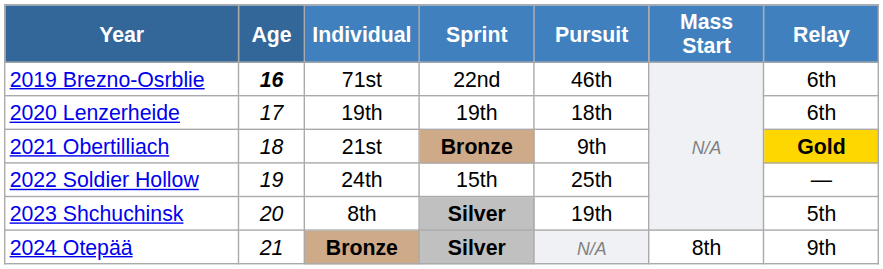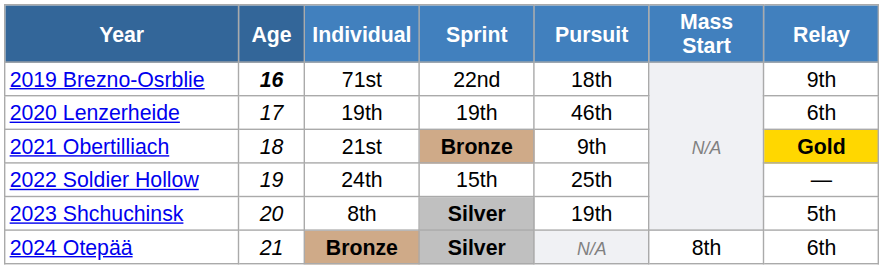(592, 79) 46th -> (592, 79) 18th
(821, 79) 6th -> (821, 79) 9th
(592, 113) 18th -> (592, 113) 46th
(821, 248) 9th -> (821, 248) 6th
